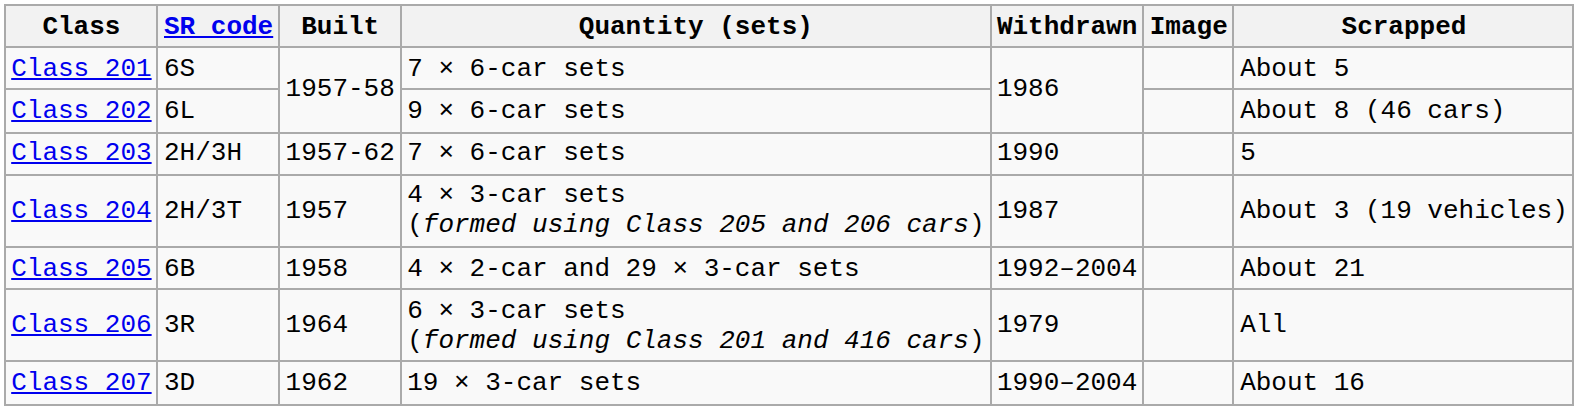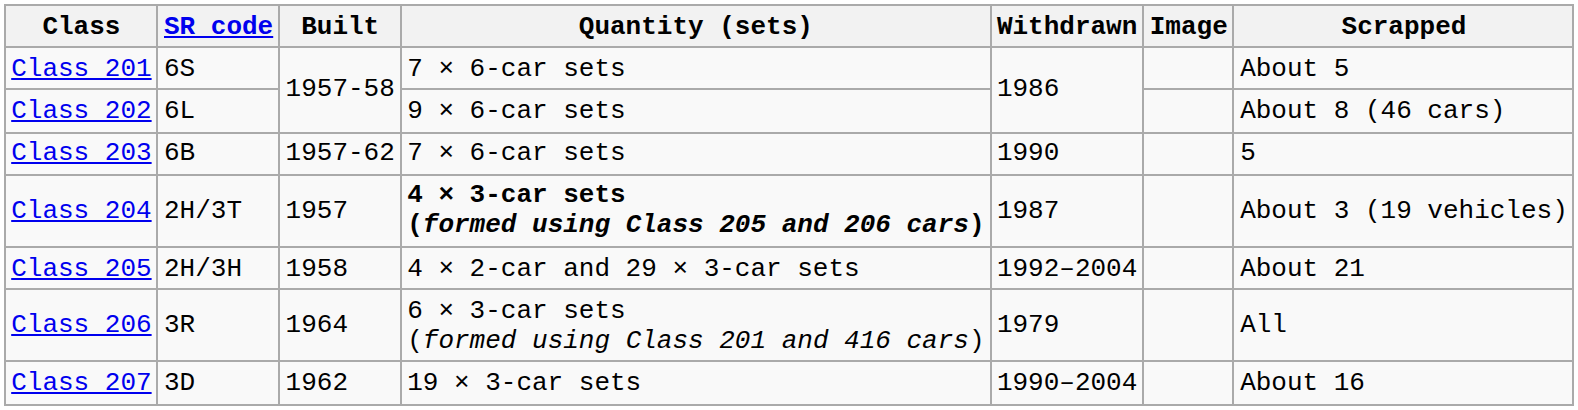(203, 153) 2H/3H -> (180, 153) 6B
(696, 211) normal -> (696, 211) bold
(180, 268) 6B -> (203, 268) 2H/3H
